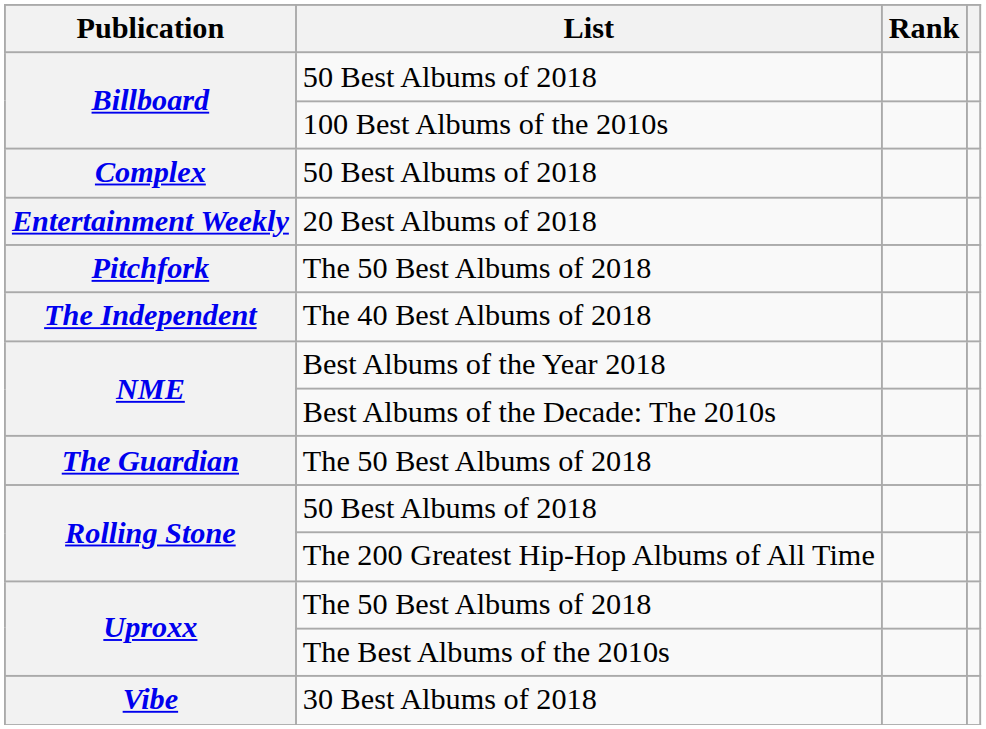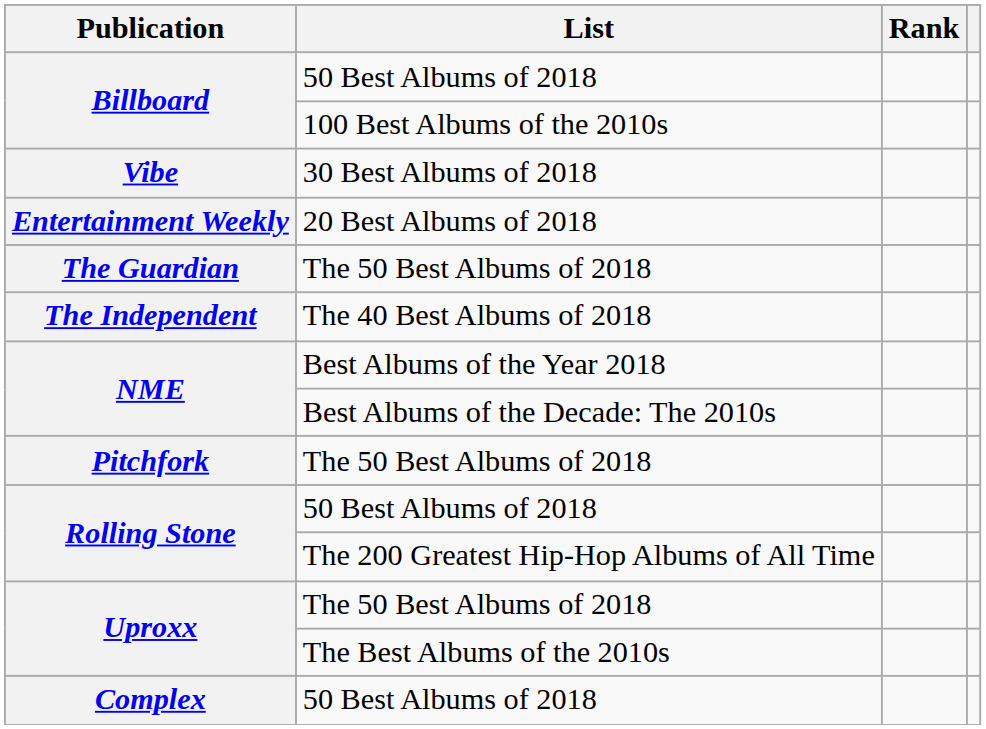rows swapped: (150, 172) <-> (150, 699)
rows swapped: (150, 460) <-> (150, 268)
